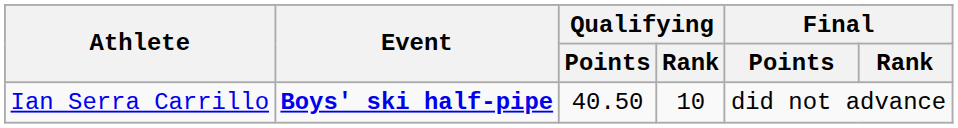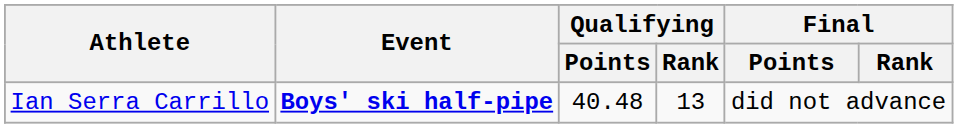(608, 102) 40.50 -> (608, 102) 40.48
(691, 102) 10 -> (691, 102) 13
